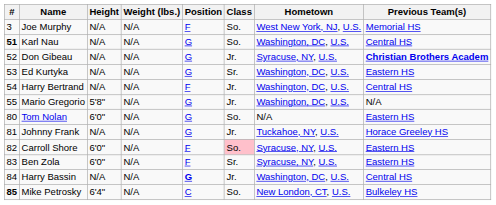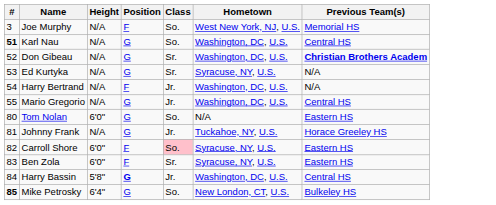- column: (152, 12)
(232, 57) Jr. -> (171, 57) Sr.
(297, 57) Syracuse, NY, U.S. -> (241, 57) Washington, DC, U.S.
(303, 72) Washington, DC, U.S. -> (235, 72) Syracuse, NY, U.S.
(390, 72) Eastern HS -> (312, 72) N/A
(389, 87) Central HS -> (312, 87) N/A
(97, 102) 5'8" -> (97, 102) N/A
(374, 102) N/A -> (328, 102) Central HS
(97, 177) N/A -> (97, 177) 5'8"
(188, 192) C -> (127, 192) G
